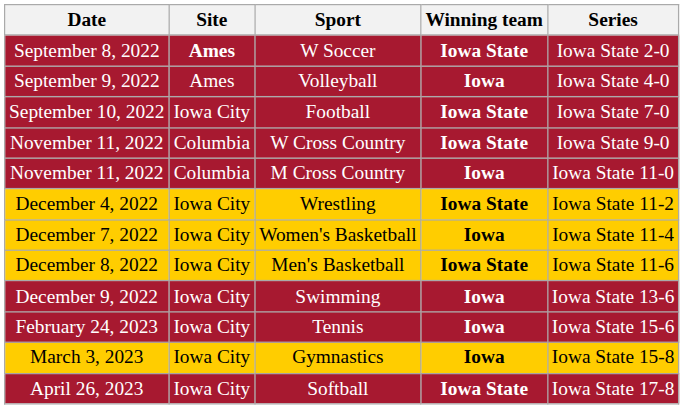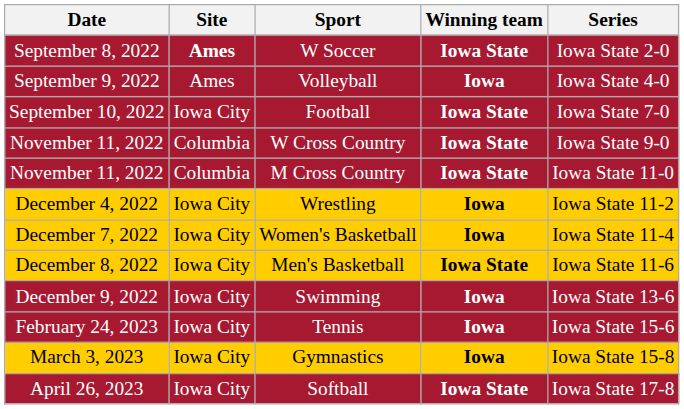(484, 173) Iowa -> (484, 173) Iowa State
(484, 204) Iowa State -> (484, 204) Iowa
